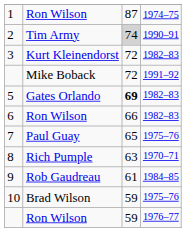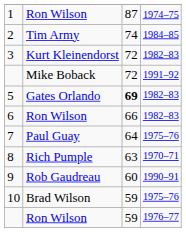(131, 34) lightgrey background -> (131, 34) no background
(161, 34) 1990–91 -> (161, 34) 1984–85
(131, 136) 65 -> (131, 136) 64
(131, 177) 61 -> (131, 177) 60
(161, 177) 1984–85 -> (161, 177) 1990–91
